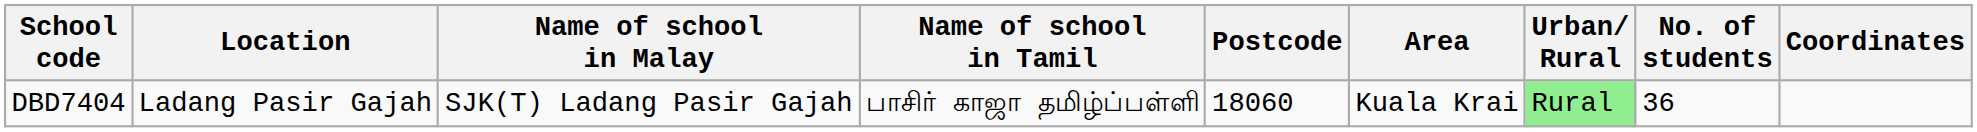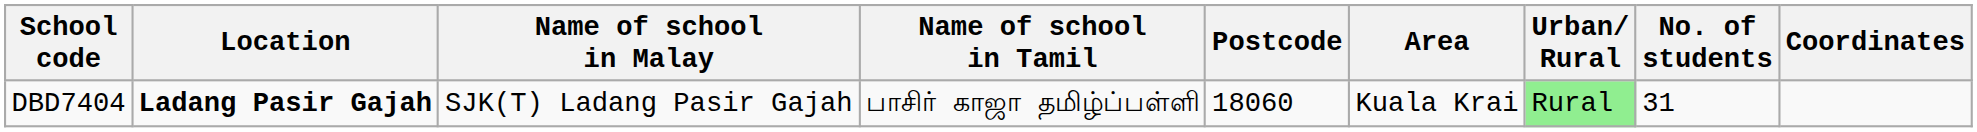(285, 104) normal -> (285, 104) bold
(1659, 104) 36 -> (1659, 104) 31
